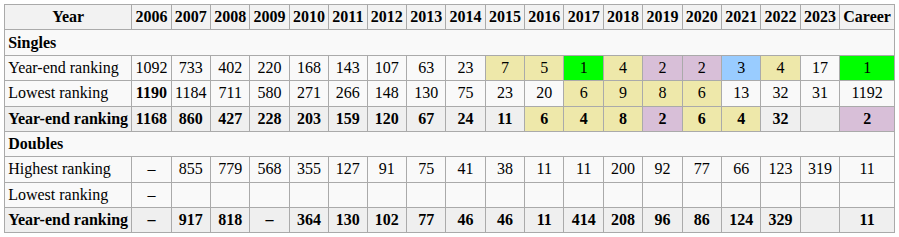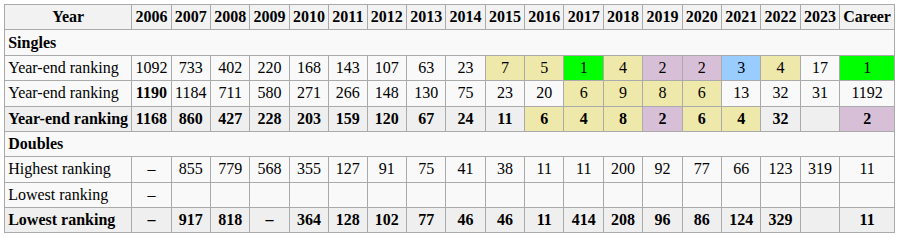(58, 93) Lowest ranking -> (63, 93) Year-end ranking
(68, 220) Year-end ranking -> (62, 220) Lowest ranking
(348, 220) 130 -> (348, 220) 128
